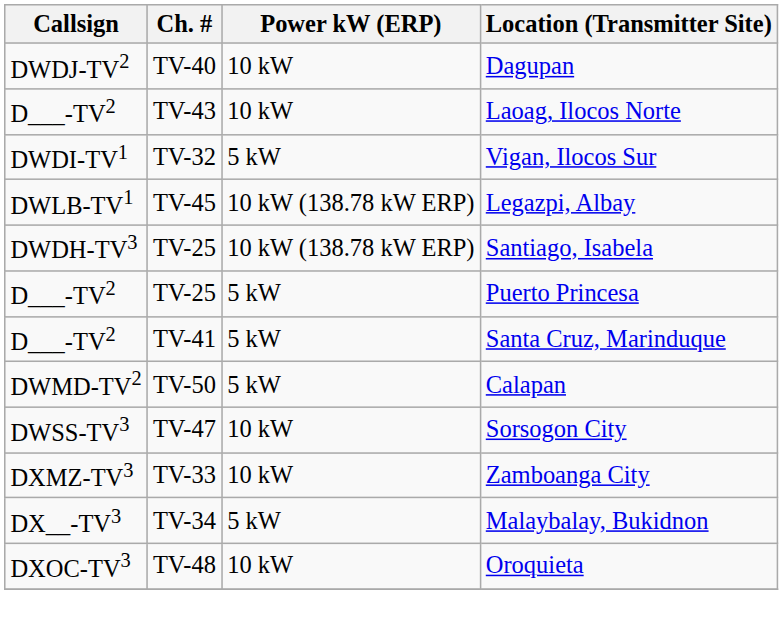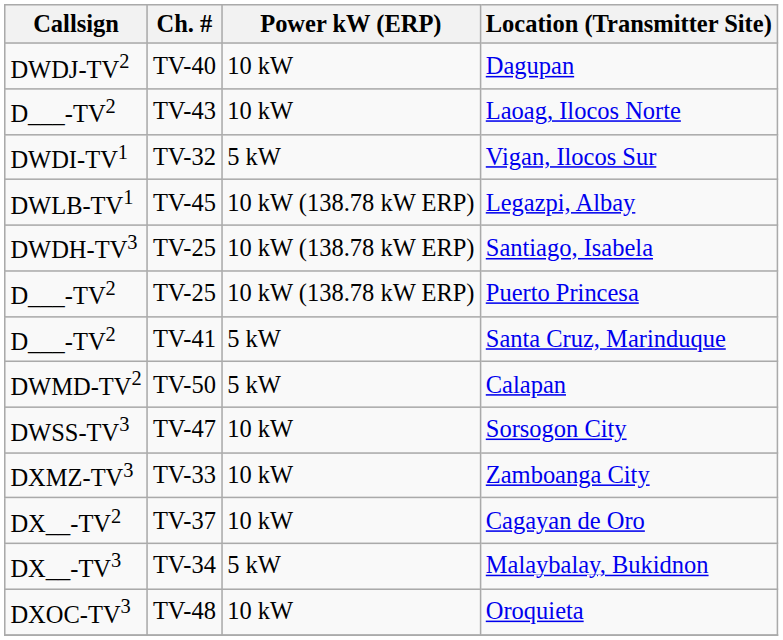(254, 293) 5 kW -> (351, 293) 10 kW (138.78 kW ERP)
+ row: (565, 520)
